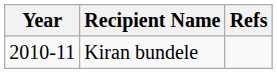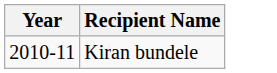- column: (249, 20)
